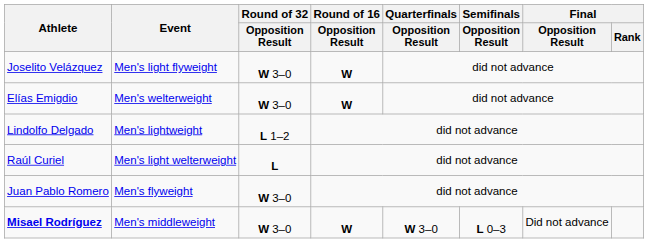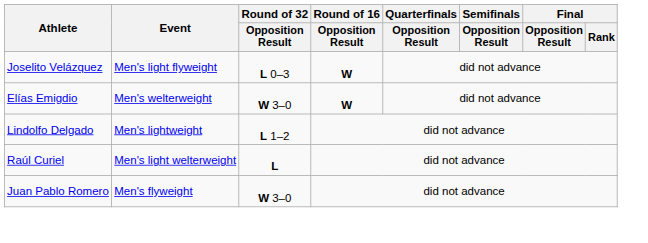(275, 74) W 3–0 -> (275, 74) L 0–3
- row: (54, 223)
